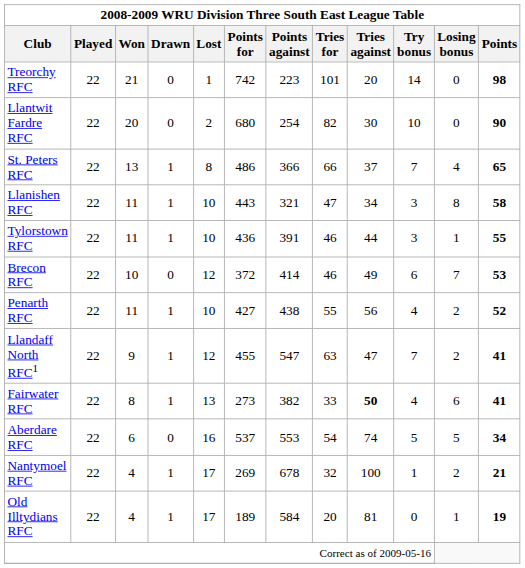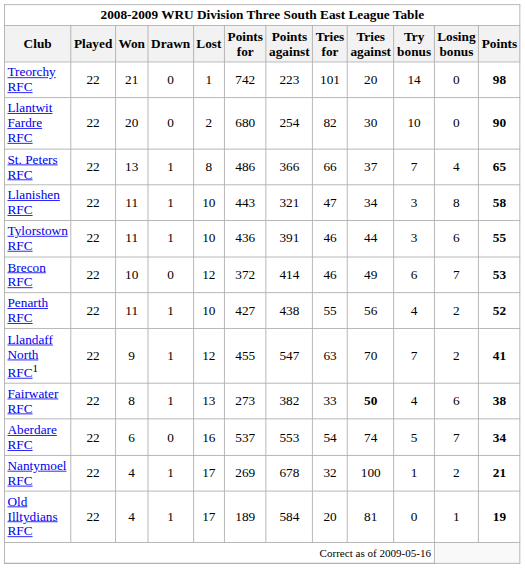(456, 238) 1 -> (456, 238) 6
(371, 356) 47 -> (371, 356) 70
(499, 401) 41 -> (499, 401) 38
(456, 437) 5 -> (456, 437) 7
